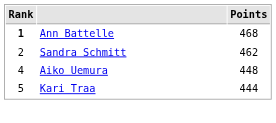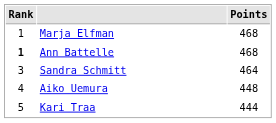+ row: (77, 34)
(21, 52) 2 -> (21, 71) 3
(249, 52) 462 -> (249, 71) 464
